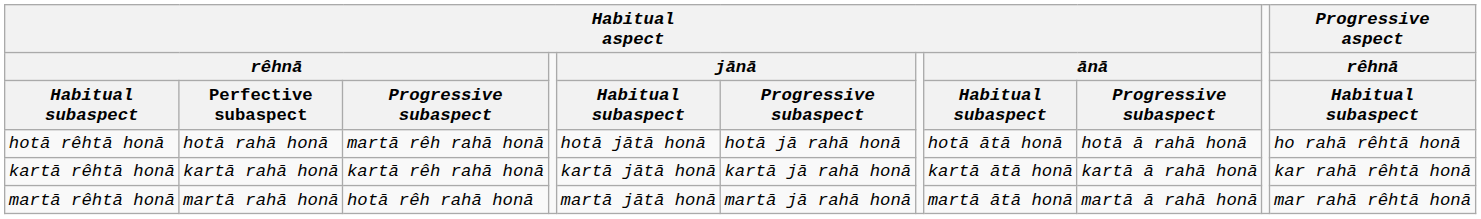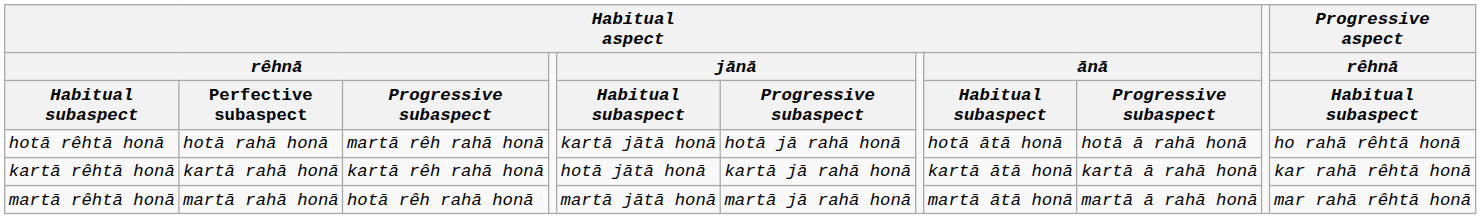(633, 143) hotā jātā honā -> (638, 143) kartā jātā honā
(638, 171) kartā jātā honā -> (633, 171) hotā jātā honā
